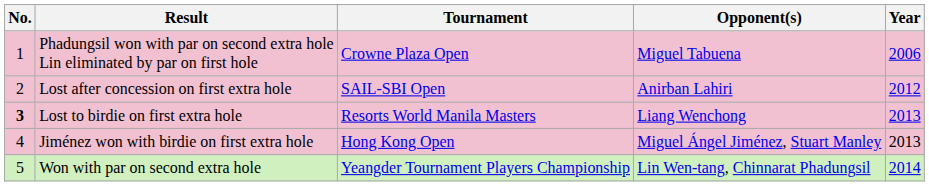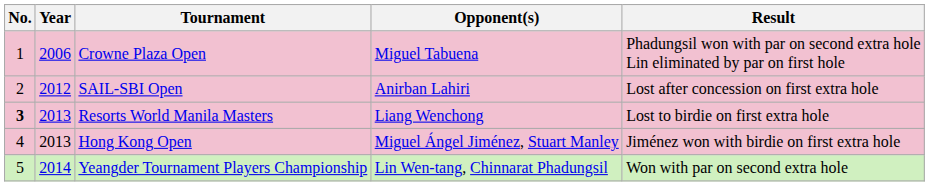columns swapped: (905, 17) <-> (186, 17)
